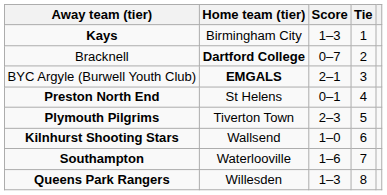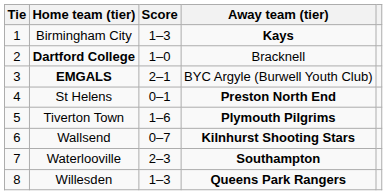columns swapped: (363, 14) <-> (102, 14)
(330, 56) 0–7 -> (160, 56) 1–0
(330, 117) 2–3 -> (160, 117) 1–6
(330, 138) 1–0 -> (160, 138) 0–7
(330, 158) 1–6 -> (160, 158) 2–3
